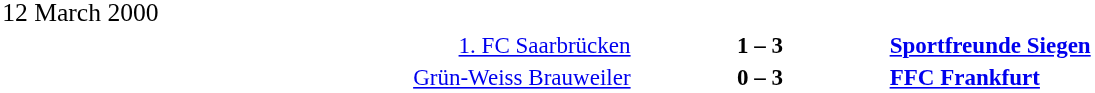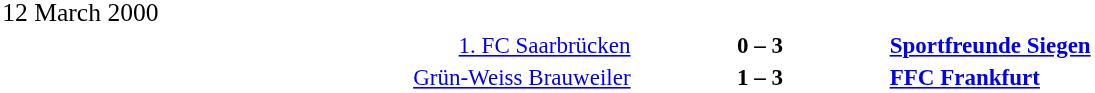(760, 45) 1 – 3 -> (760, 45) 0 – 3
(760, 77) 0 – 3 -> (760, 77) 1 – 3
